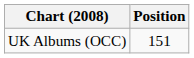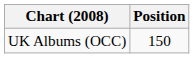(159, 40) 151 -> (159, 40) 150
